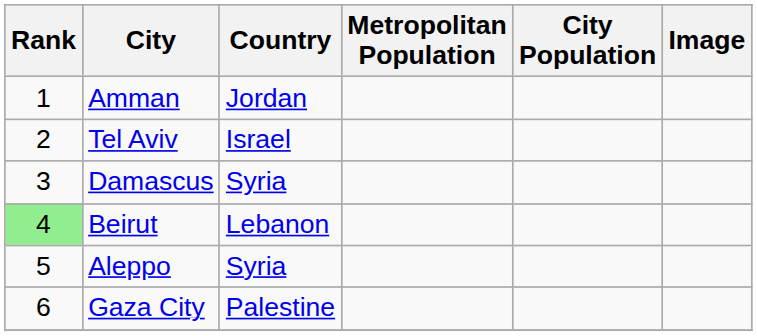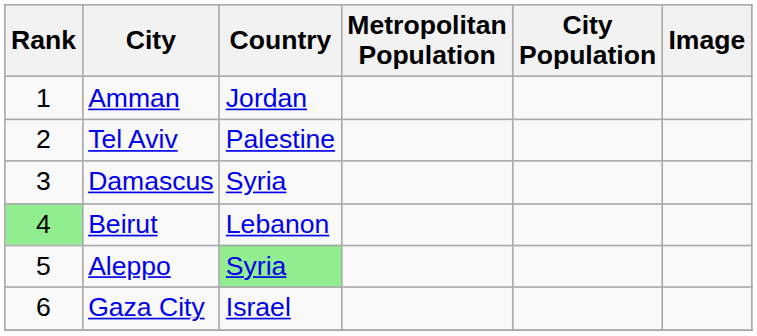(258, 139) Israel -> (280, 139) Palestine
(256, 266) no background -> (256, 266) lightgreen background
(280, 308) Palestine -> (258, 308) Israel
